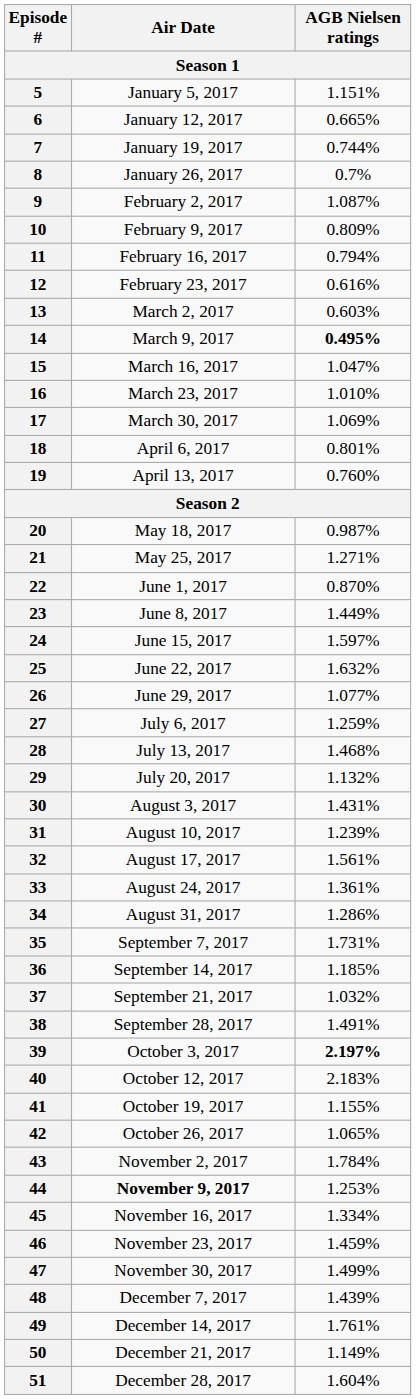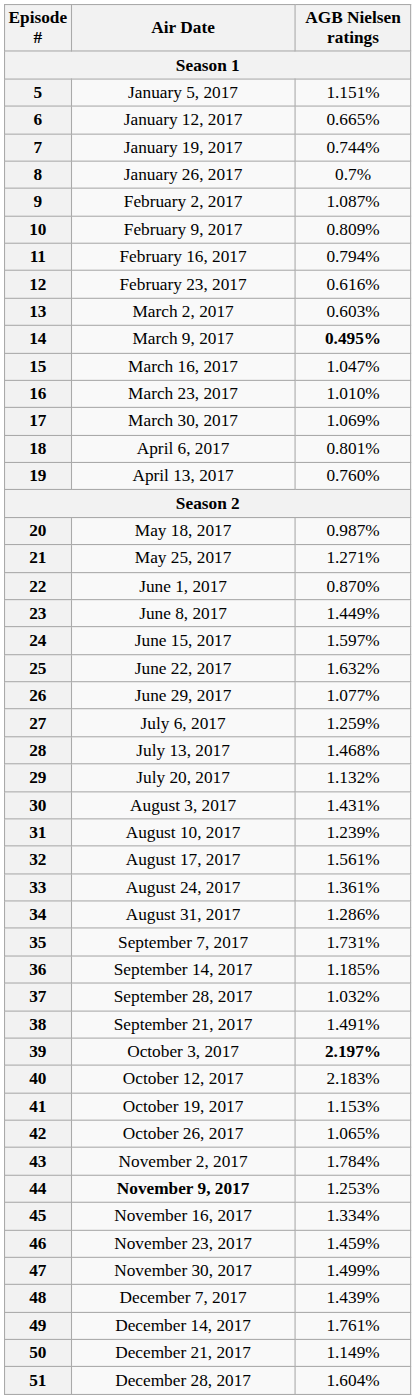(183, 996) September 21, 2017 -> (183, 996) September 28, 2017
(183, 1024) September 28, 2017 -> (183, 1024) September 21, 2017
(353, 1106) 1.155% -> (353, 1106) 1.153%
